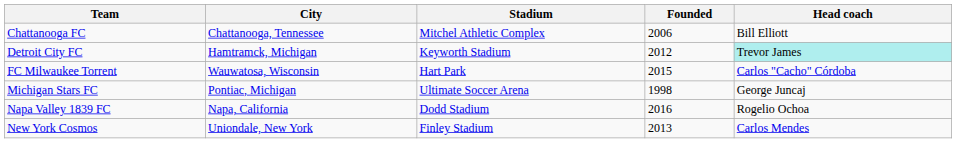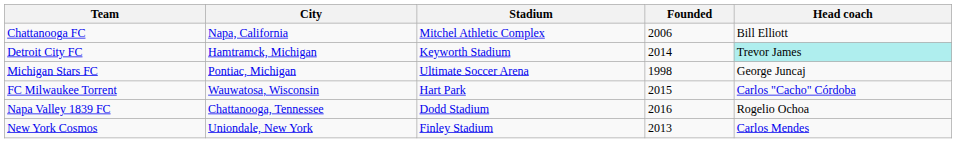(266, 33) Chattanooga, Tennessee -> (248, 33) Napa, California
(660, 52) 2012 -> (660, 52) 2014
rows swapped: (52, 90) <-> (62, 71)
(248, 109) Napa, California -> (266, 109) Chattanooga, Tennessee
